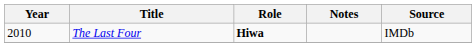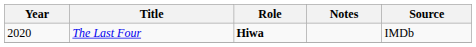(19, 33) 2010 -> (19, 33) 2020
